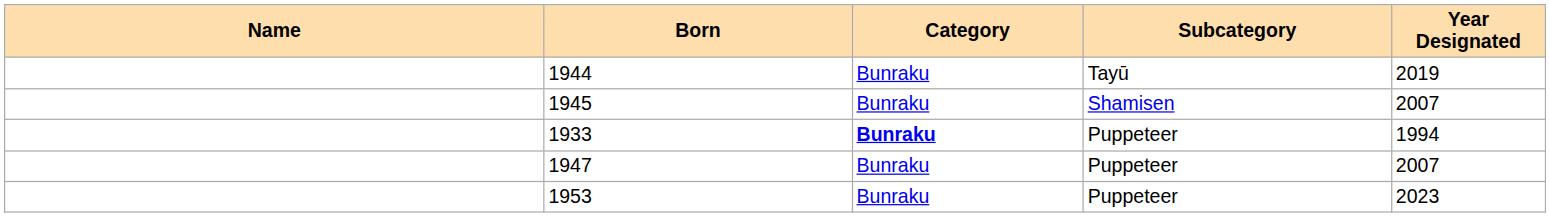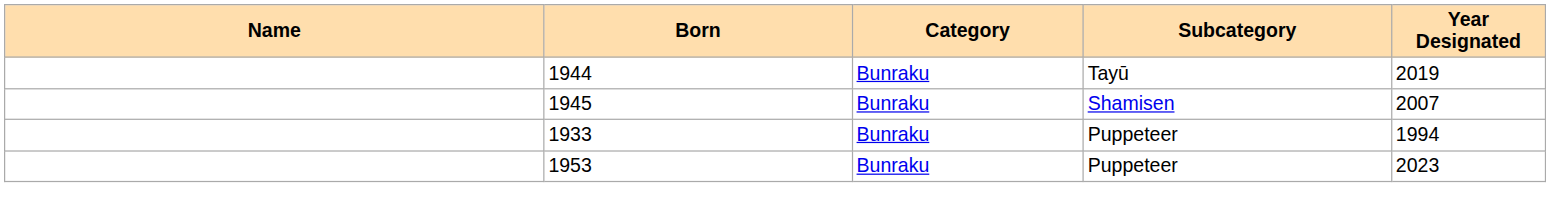(896, 134) bold -> (893, 134) normal
- row: (570, 165)
